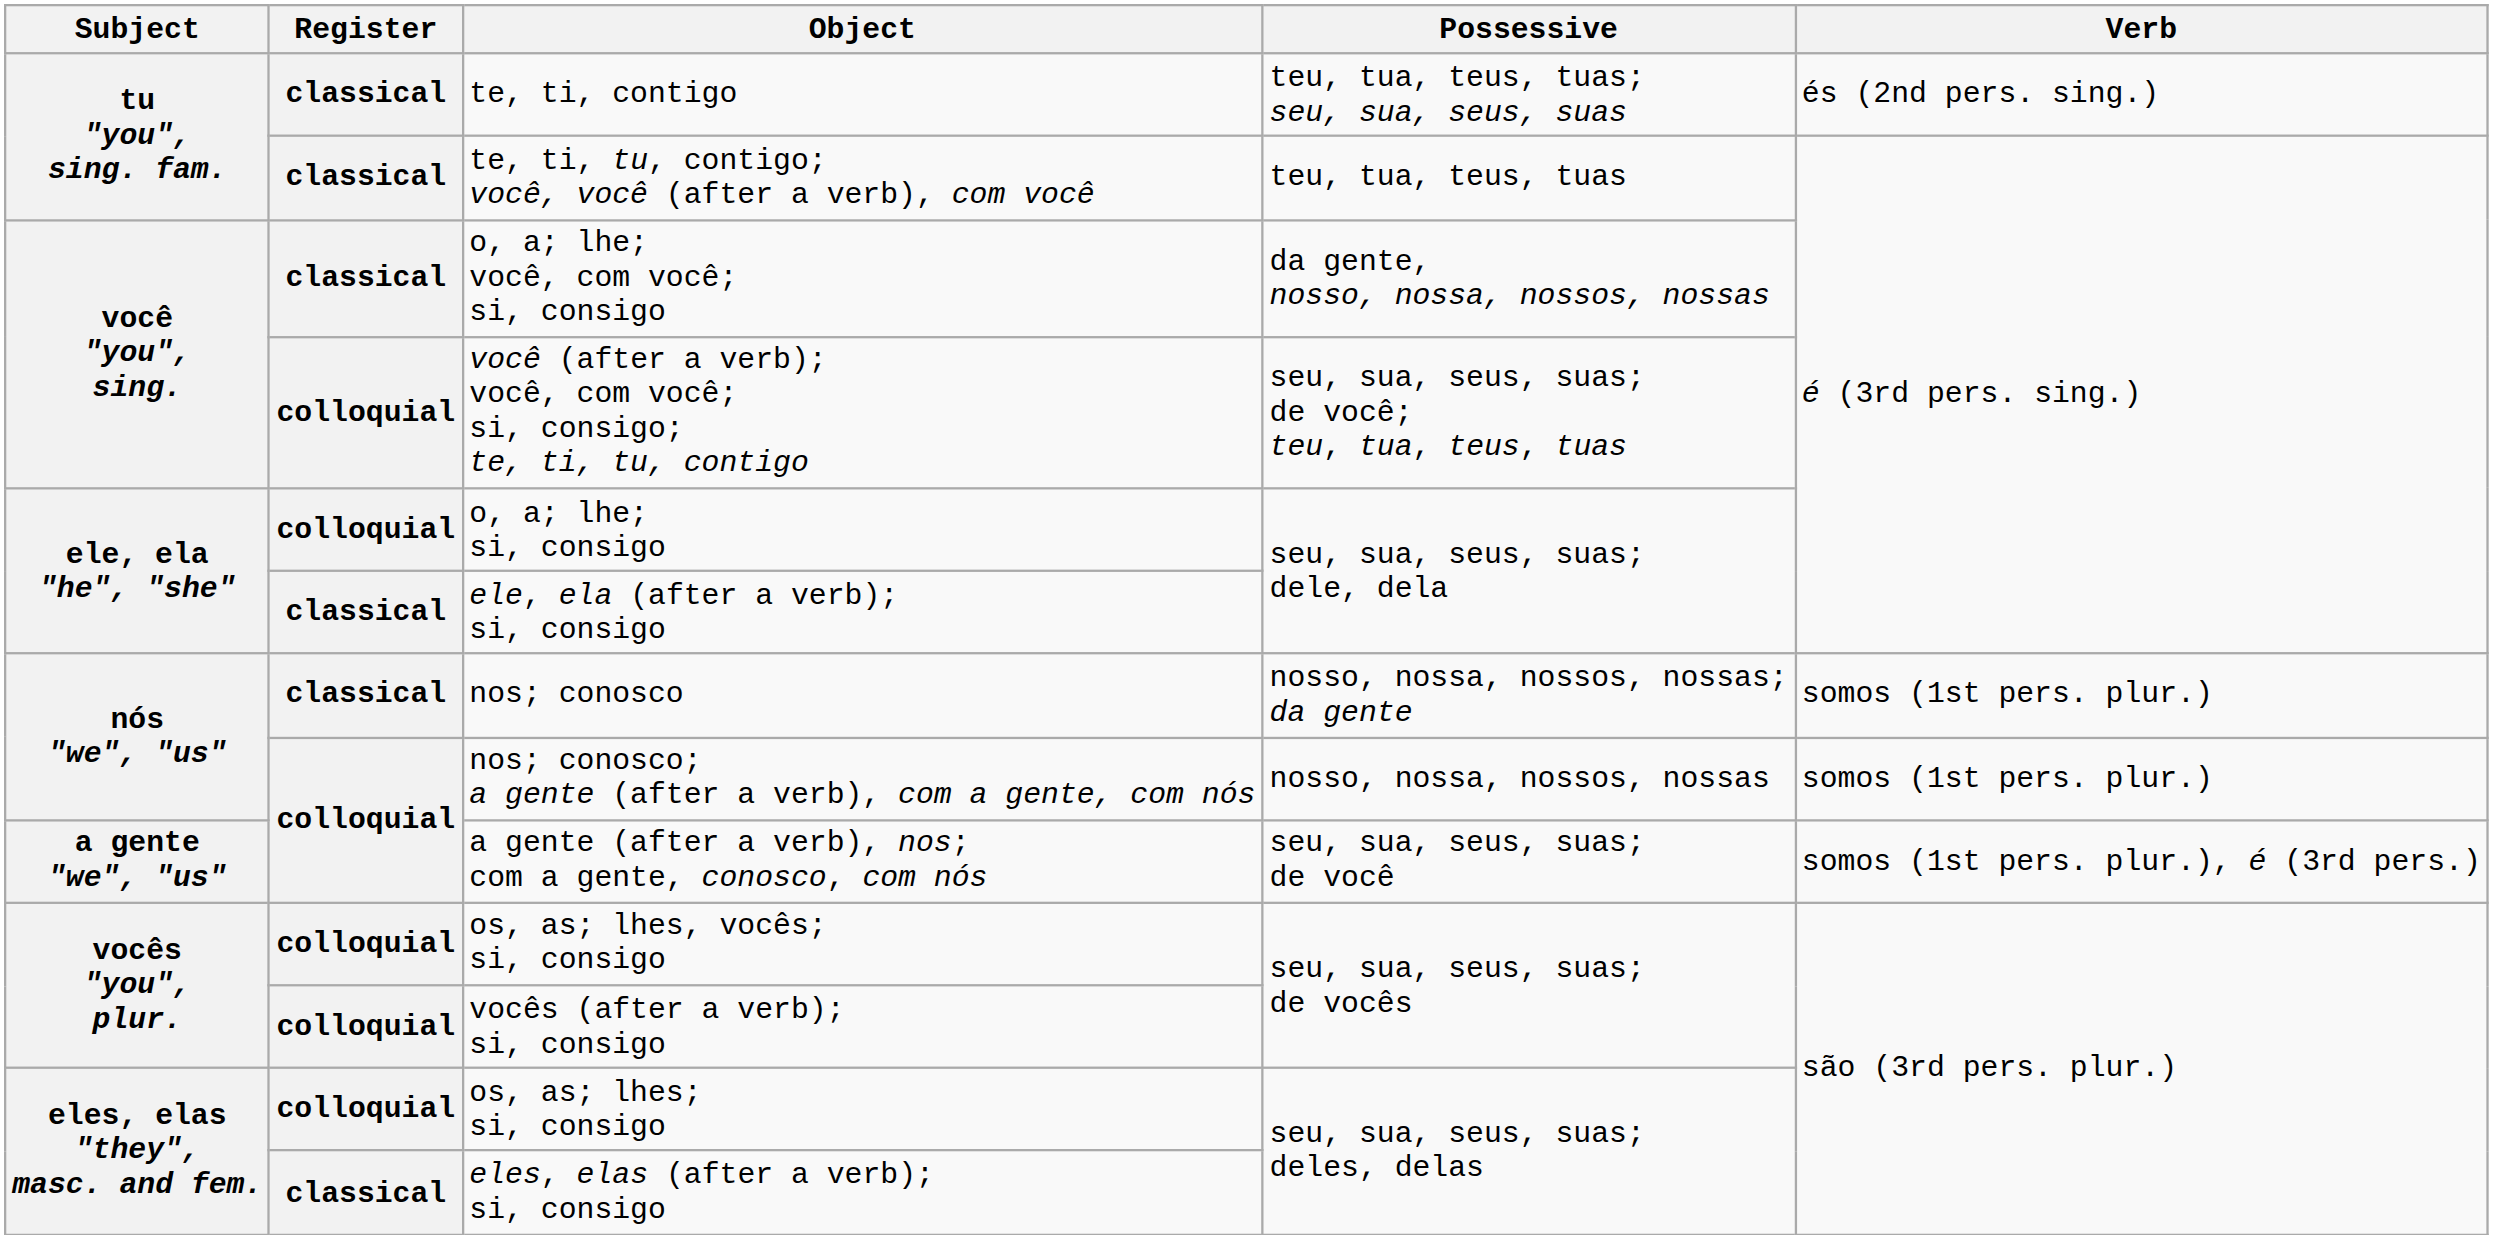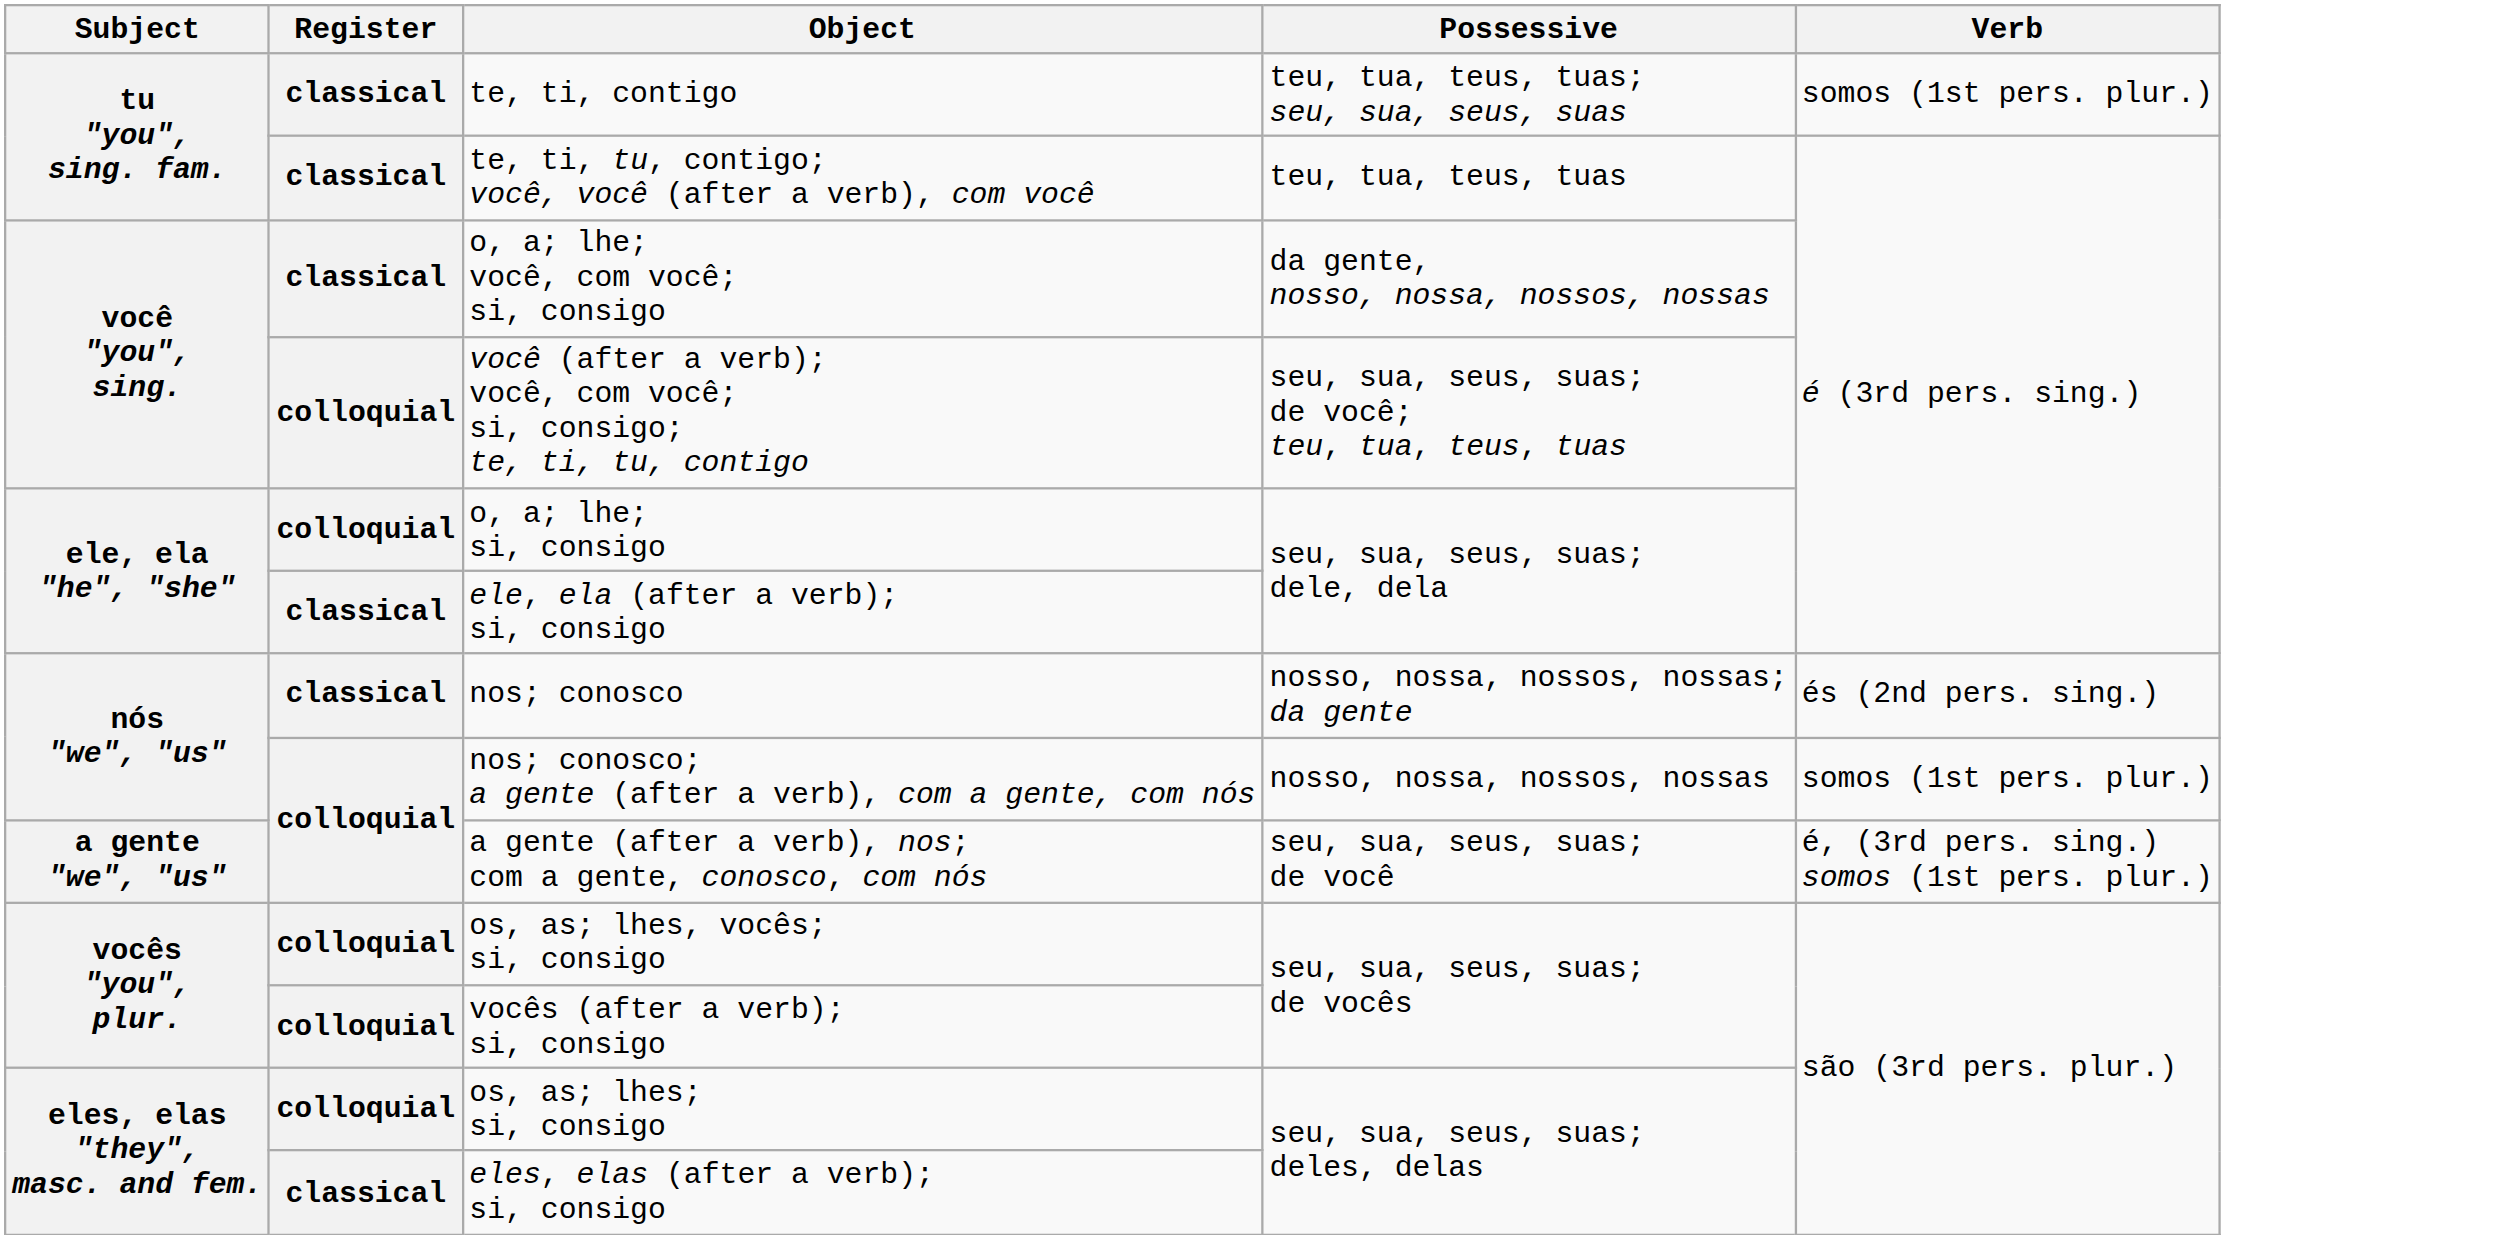(1981, 95) és (2nd pers. sing.) -> (2007, 95) somos (1st pers. plur.)
(2007, 695) somos (1st pers. plur.) -> (1981, 695) és (2nd pers. sing.)
(2141, 861) somos (1st pers. plur.), é (3rd pers.) -> (2007, 861) é, (3rd pers. sing.) somos (1st pers. plur.)
